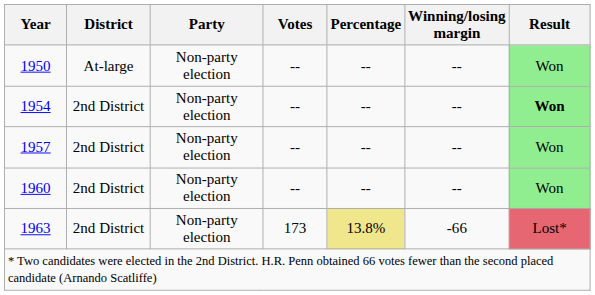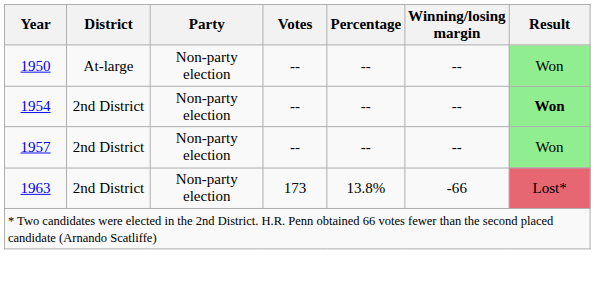- row: (36, 187)
(366, 228) khaki background -> (366, 187) no background
